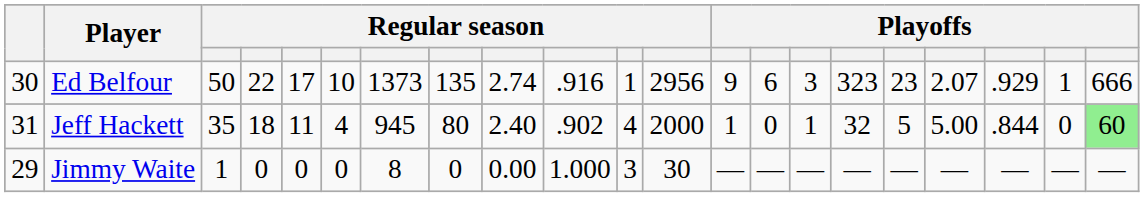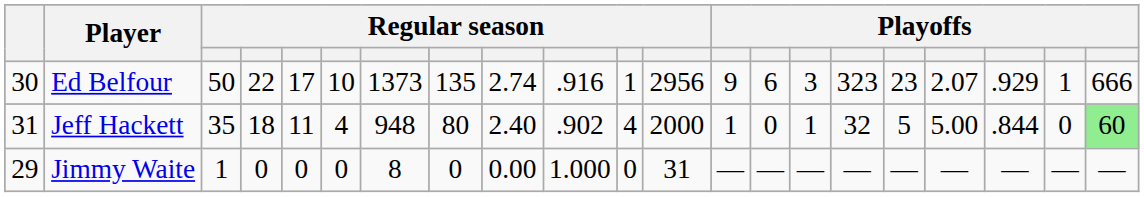(395, 125) 945 -> (395, 125) 948
(630, 168) 3 -> (630, 168) 0
(677, 168) 30 -> (677, 168) 31
